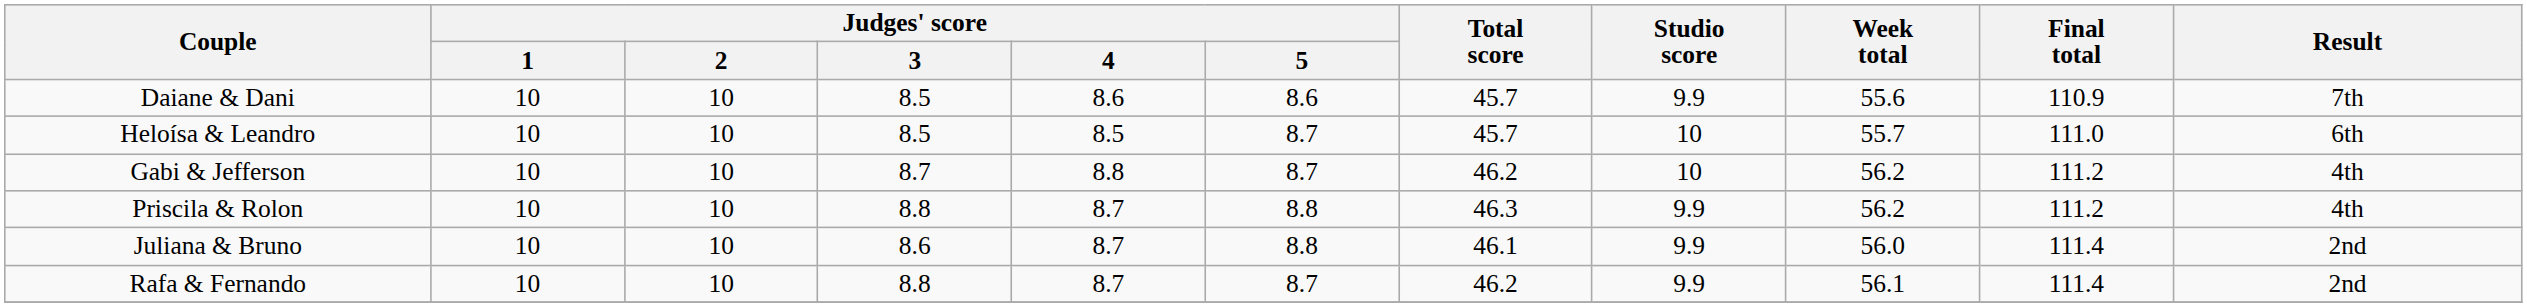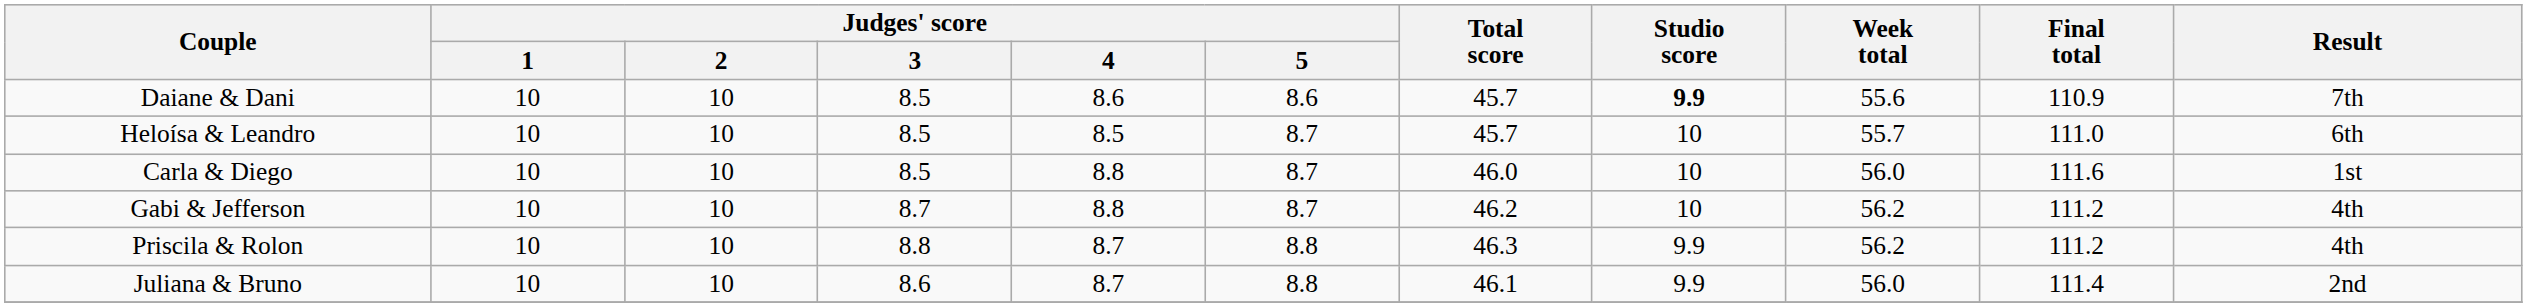(1689, 97) normal -> (1689, 97) bold
+ row: (218, 171)
- row: (218, 283)
